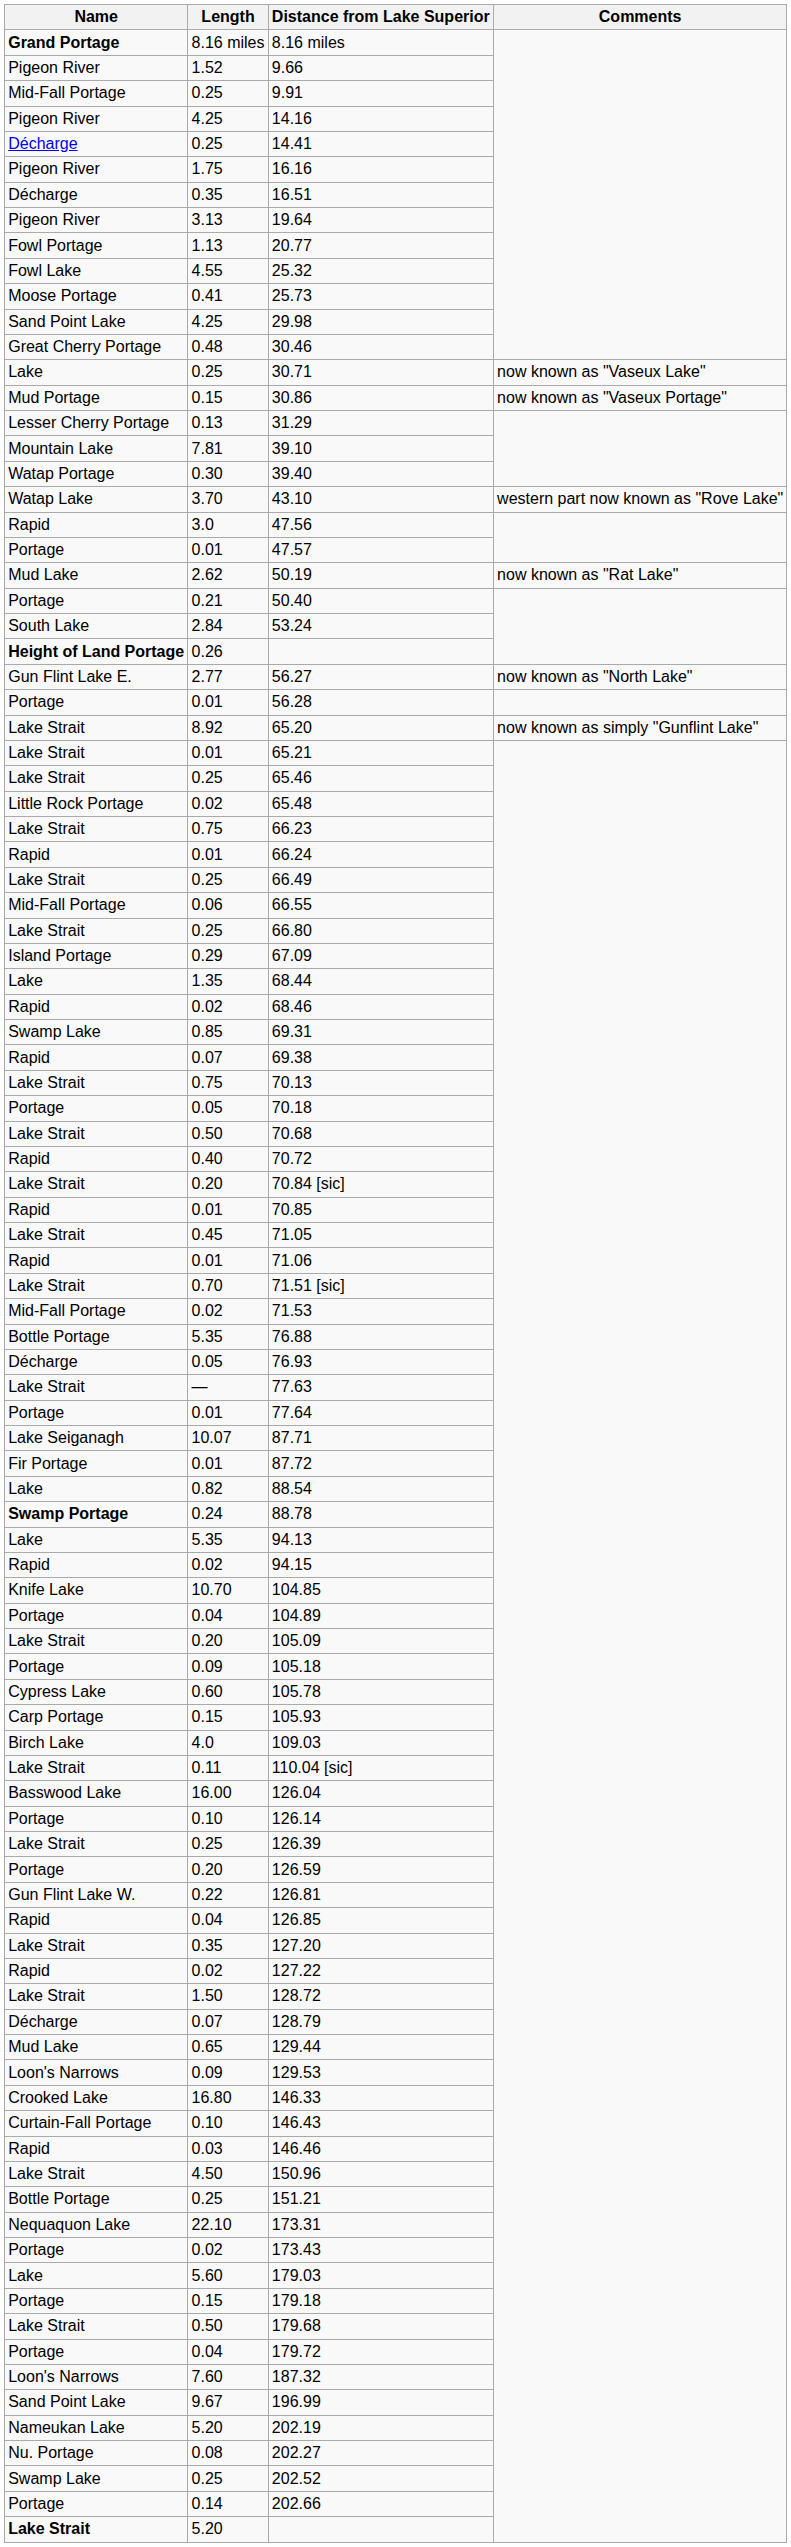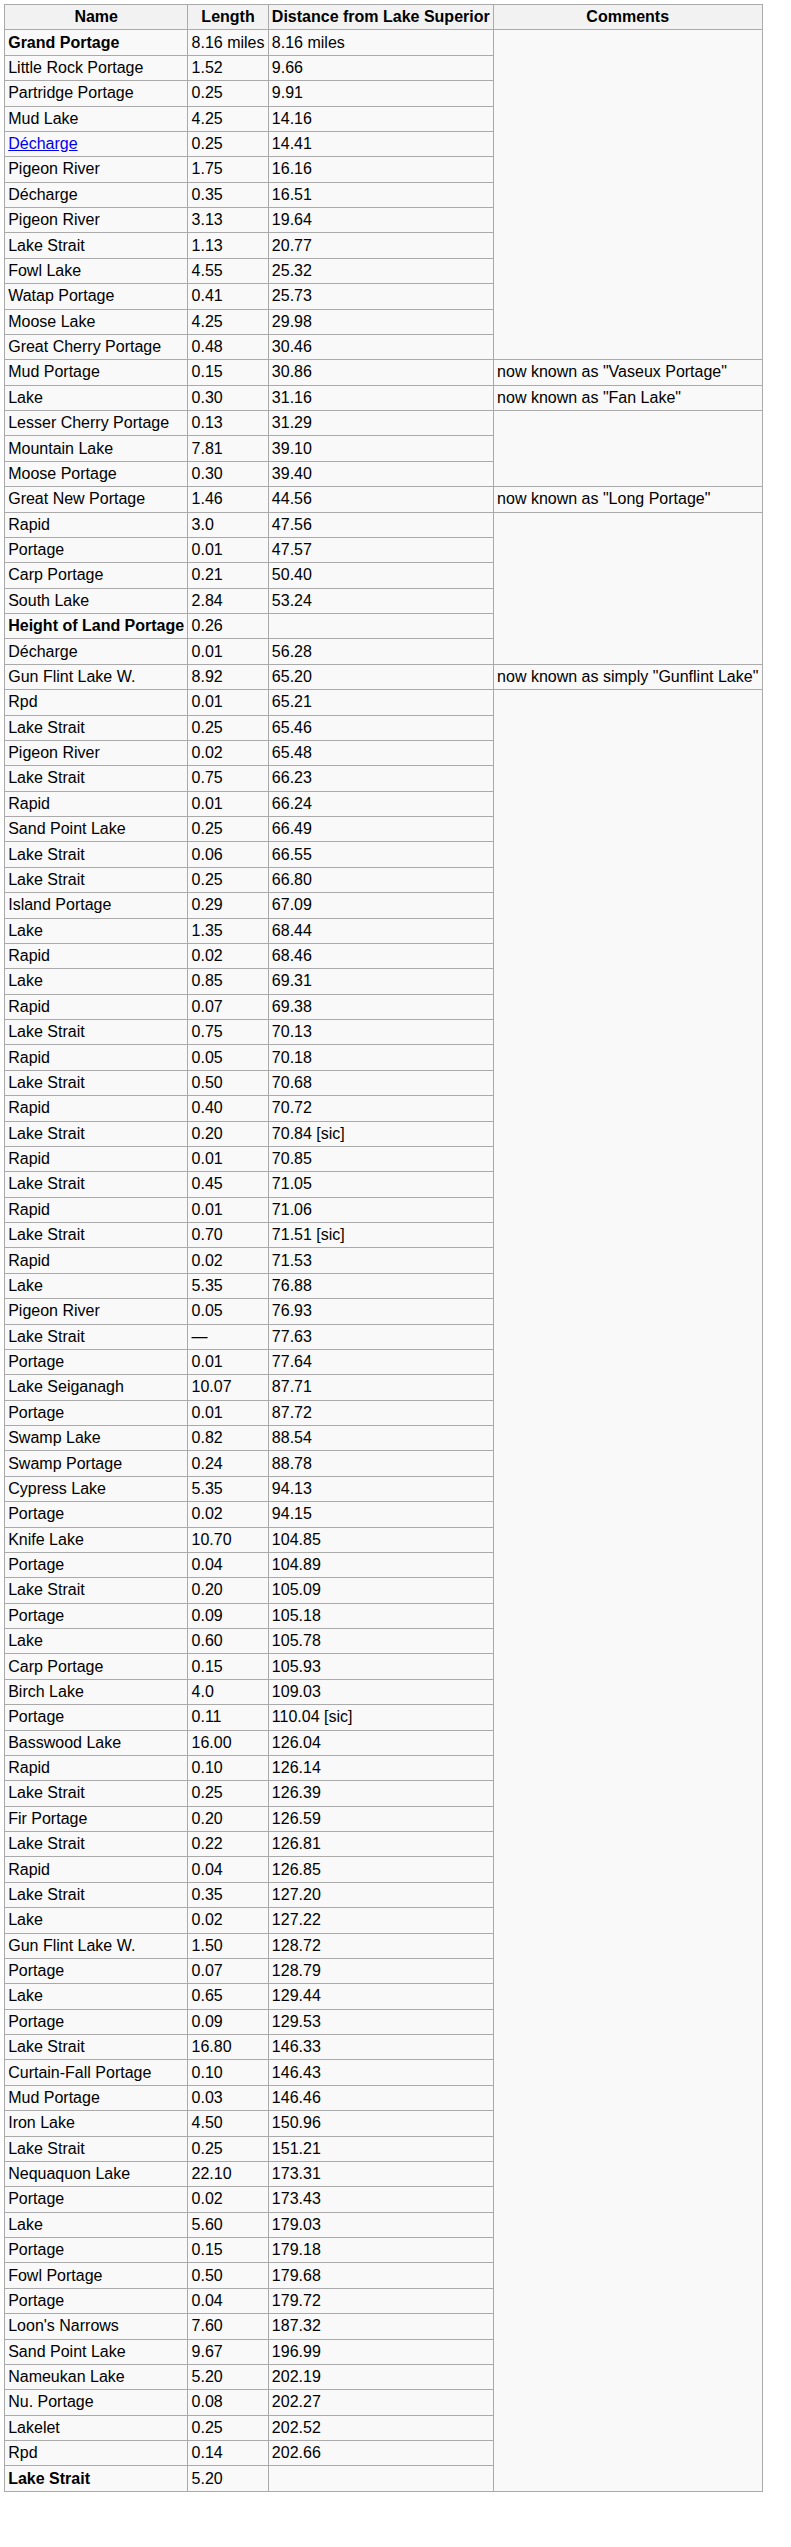(54, 67) Pigeon River -> (76, 67) Little Rock Portage
(67, 93) Mid-Fall Portage -> (71, 93) Partridge Portage
(54, 118) Pigeon River -> (43, 118) Mud Lake
(55, 245) Fowl Portage -> (46, 245) Lake Strait
(62, 296) Moose Portage -> (61, 296) Watap Portage
(67, 321) Sand Point Lake -> (52, 321) Moose Lake
- row: (207, 372)
+ row: (207, 397)
(61, 473) Watap Portage -> (62, 473) Moose Portage
- row: (207, 499)
+ row: (207, 499)
- row: (207, 575)
(36, 600) Portage -> (56, 575) Carp Portage
- row: (207, 676)
(36, 702) Portage -> (43, 651) Décharge
(46, 727) Lake Strait -> (72, 676) Gun Flint Lake W.
(46, 753) Lake Strait -> (23, 702) Rpd
(76, 803) Little Rock Portage -> (54, 753) Pigeon River
(46, 879) Lake Strait -> (67, 829) Sand Point Lake
(67, 905) Mid-Fall Portage -> (46, 854) Lake Strait
(54, 1032) Swamp Lake -> (26, 981) Lake
(36, 1108) Portage -> (29, 1057) Rapid
(67, 1311) Mid-Fall Portage -> (29, 1260) Rapid
(59, 1336) Bottle Portage -> (26, 1285) Lake
(43, 1362) Décharge -> (54, 1311) Pigeon River
(48, 1463) Fir Portage -> (36, 1412) Portage
(26, 1488) Lake -> (54, 1438) Swamp Lake
(68, 1514) bold -> (65, 1463) normal
(26, 1539) Lake -> (57, 1488) Cypress Lake
(29, 1565) Rapid -> (36, 1514) Portage
(57, 1691) Cypress Lake -> (26, 1641) Lake
(46, 1768) Lake Strait -> (36, 1717) Portage
(36, 1818) Portage -> (29, 1768) Rapid
(36, 1869) Portage -> (48, 1818) Fir Portage
(72, 1894) Gun Flint Lake W. -> (46, 1844) Lake Strait
(29, 1971) Rapid -> (26, 1920) Lake
(46, 1996) Lake Strait -> (72, 1945) Gun Flint Lake W.
(43, 2021) Décharge -> (36, 1971) Portage
(43, 2047) Mud Lake -> (26, 1996) Lake
(64, 2072) Loon's Narrows -> (36, 2021) Portage
(58, 2097) Crooked Lake -> (46, 2047) Lake Strait
(29, 2148) Rapid -> (54, 2097) Mud Portage
(46, 2174) Lake Strait -> (42, 2123) Iron Lake
(59, 2199) Bottle Portage -> (46, 2148) Lake Strait
(46, 2326) Lake Strait -> (55, 2275) Fowl Portage
(54, 2478) Swamp Lake -> (34, 2427) Lakelet
(36, 2503) Portage -> (23, 2453) Rpd
